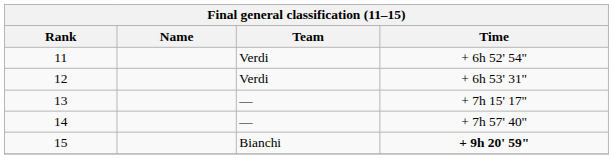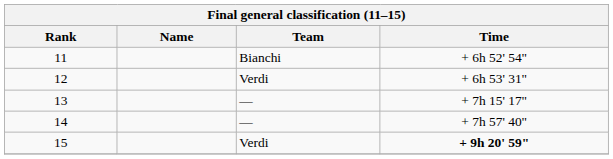(254, 57) Verdi -> (260, 57) Bianchi
(260, 143) Bianchi -> (254, 143) Verdi
